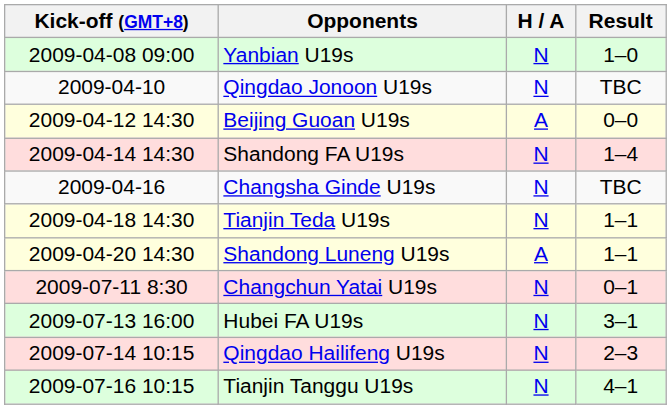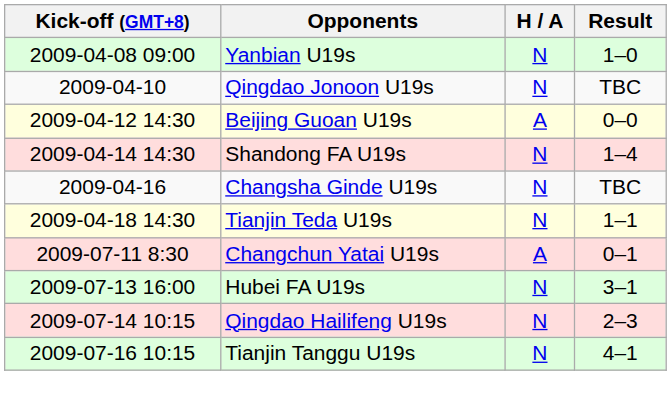- row: (336, 253)
(541, 287) N -> (540, 253) A
